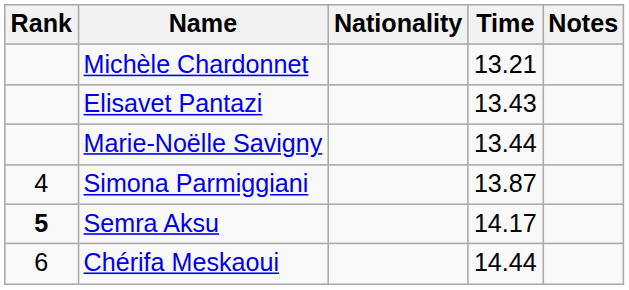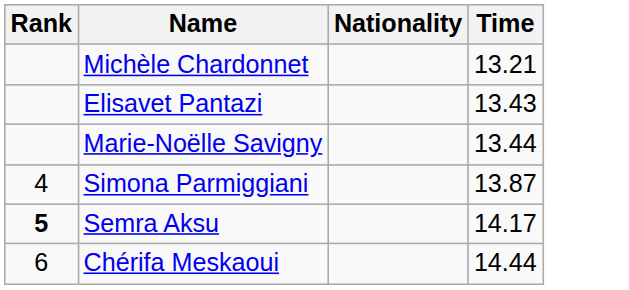- column: (583, 24)
